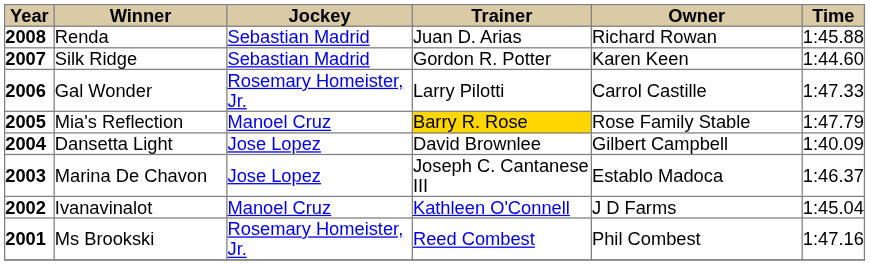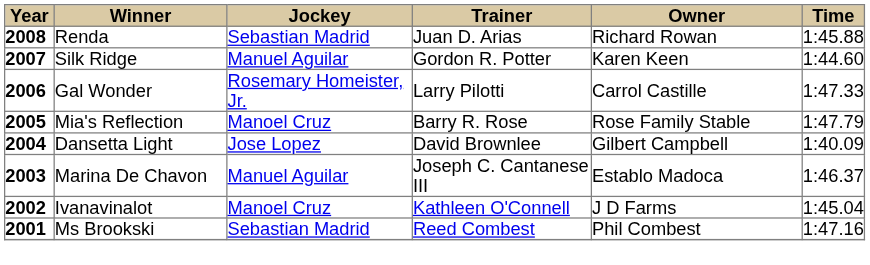(299, 59) Sebastian Madrid -> (288, 59) Manuel Aguilar
(470, 122) gold background -> (470, 122) no background
(274, 175) Jose Lopez -> (288, 175) Manuel Aguilar
(315, 239) Rosemary Homeister, Jr. -> (299, 229) Sebastian Madrid
